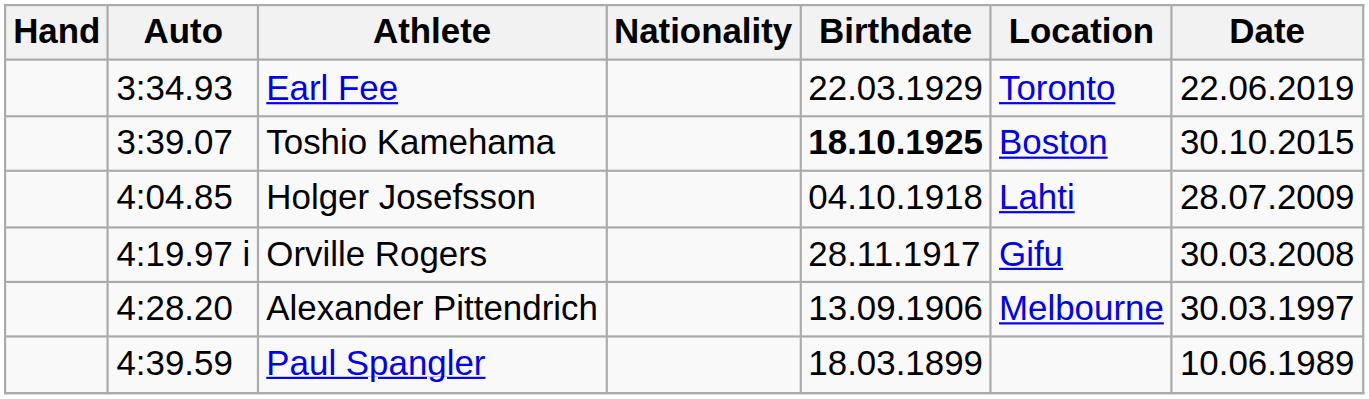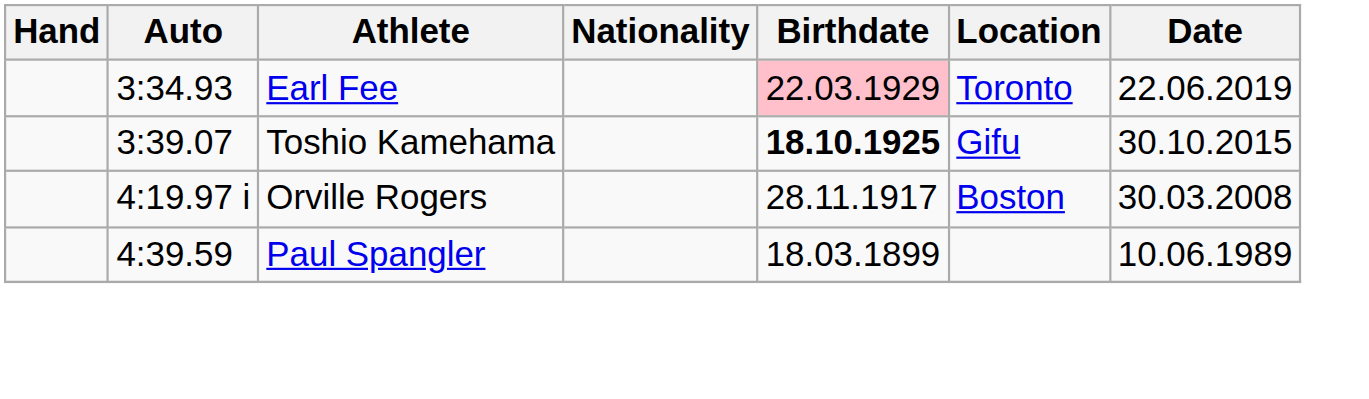(896, 87) no background -> (853, 87) pink background
(1053, 142) Boston -> (988, 142) Gifu
- row: (401, 198)
(1031, 253) Gifu -> (1011, 198) Boston
- row: (432, 308)
